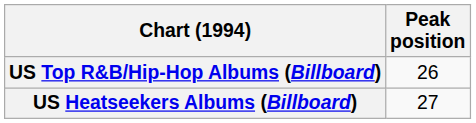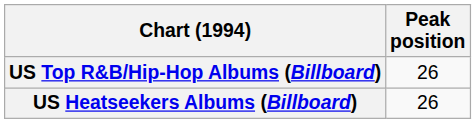(428, 103) 27 -> (428, 103) 26
